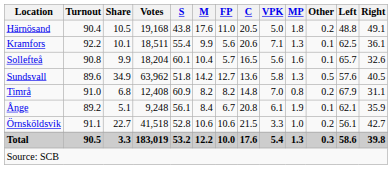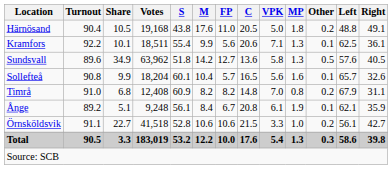rows swapped: (25, 60) <-> (27, 76)
